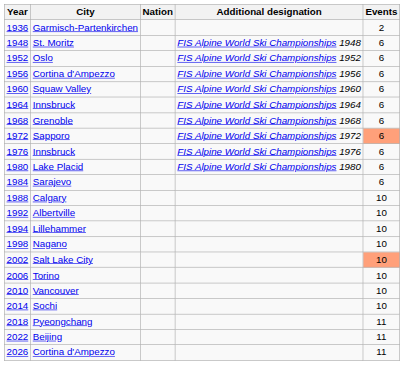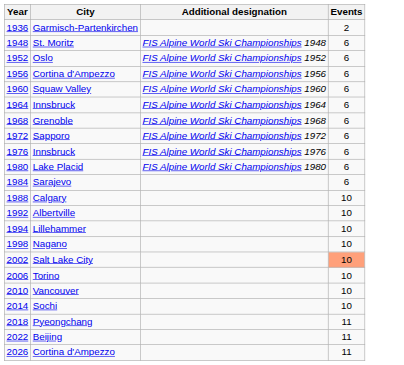- column: (158, 12)
(381, 136) lightsalmon background -> (347, 136) no background
